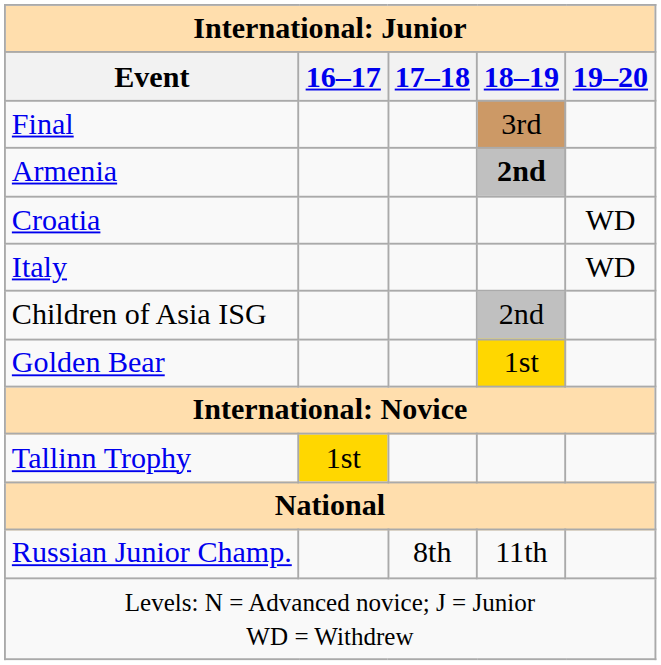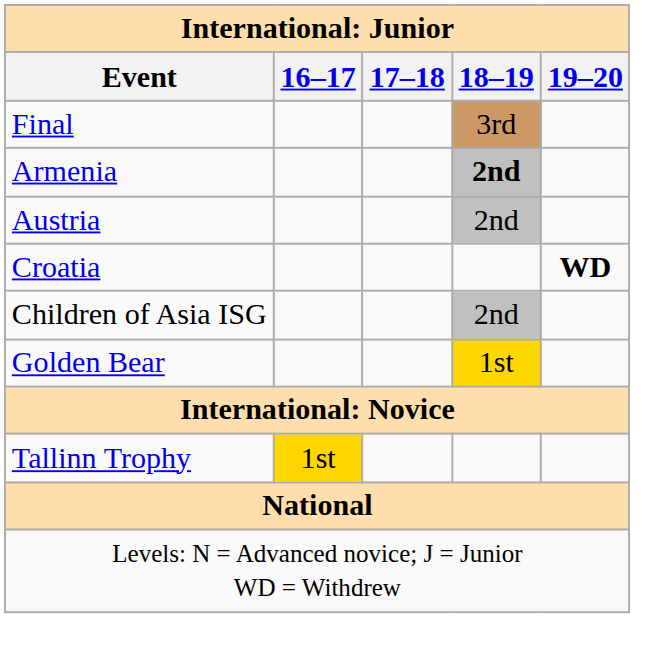+ row: (56, 219)
(610, 219) normal -> (585, 266) bold
- row: (39, 266)
- row: (152, 553)
